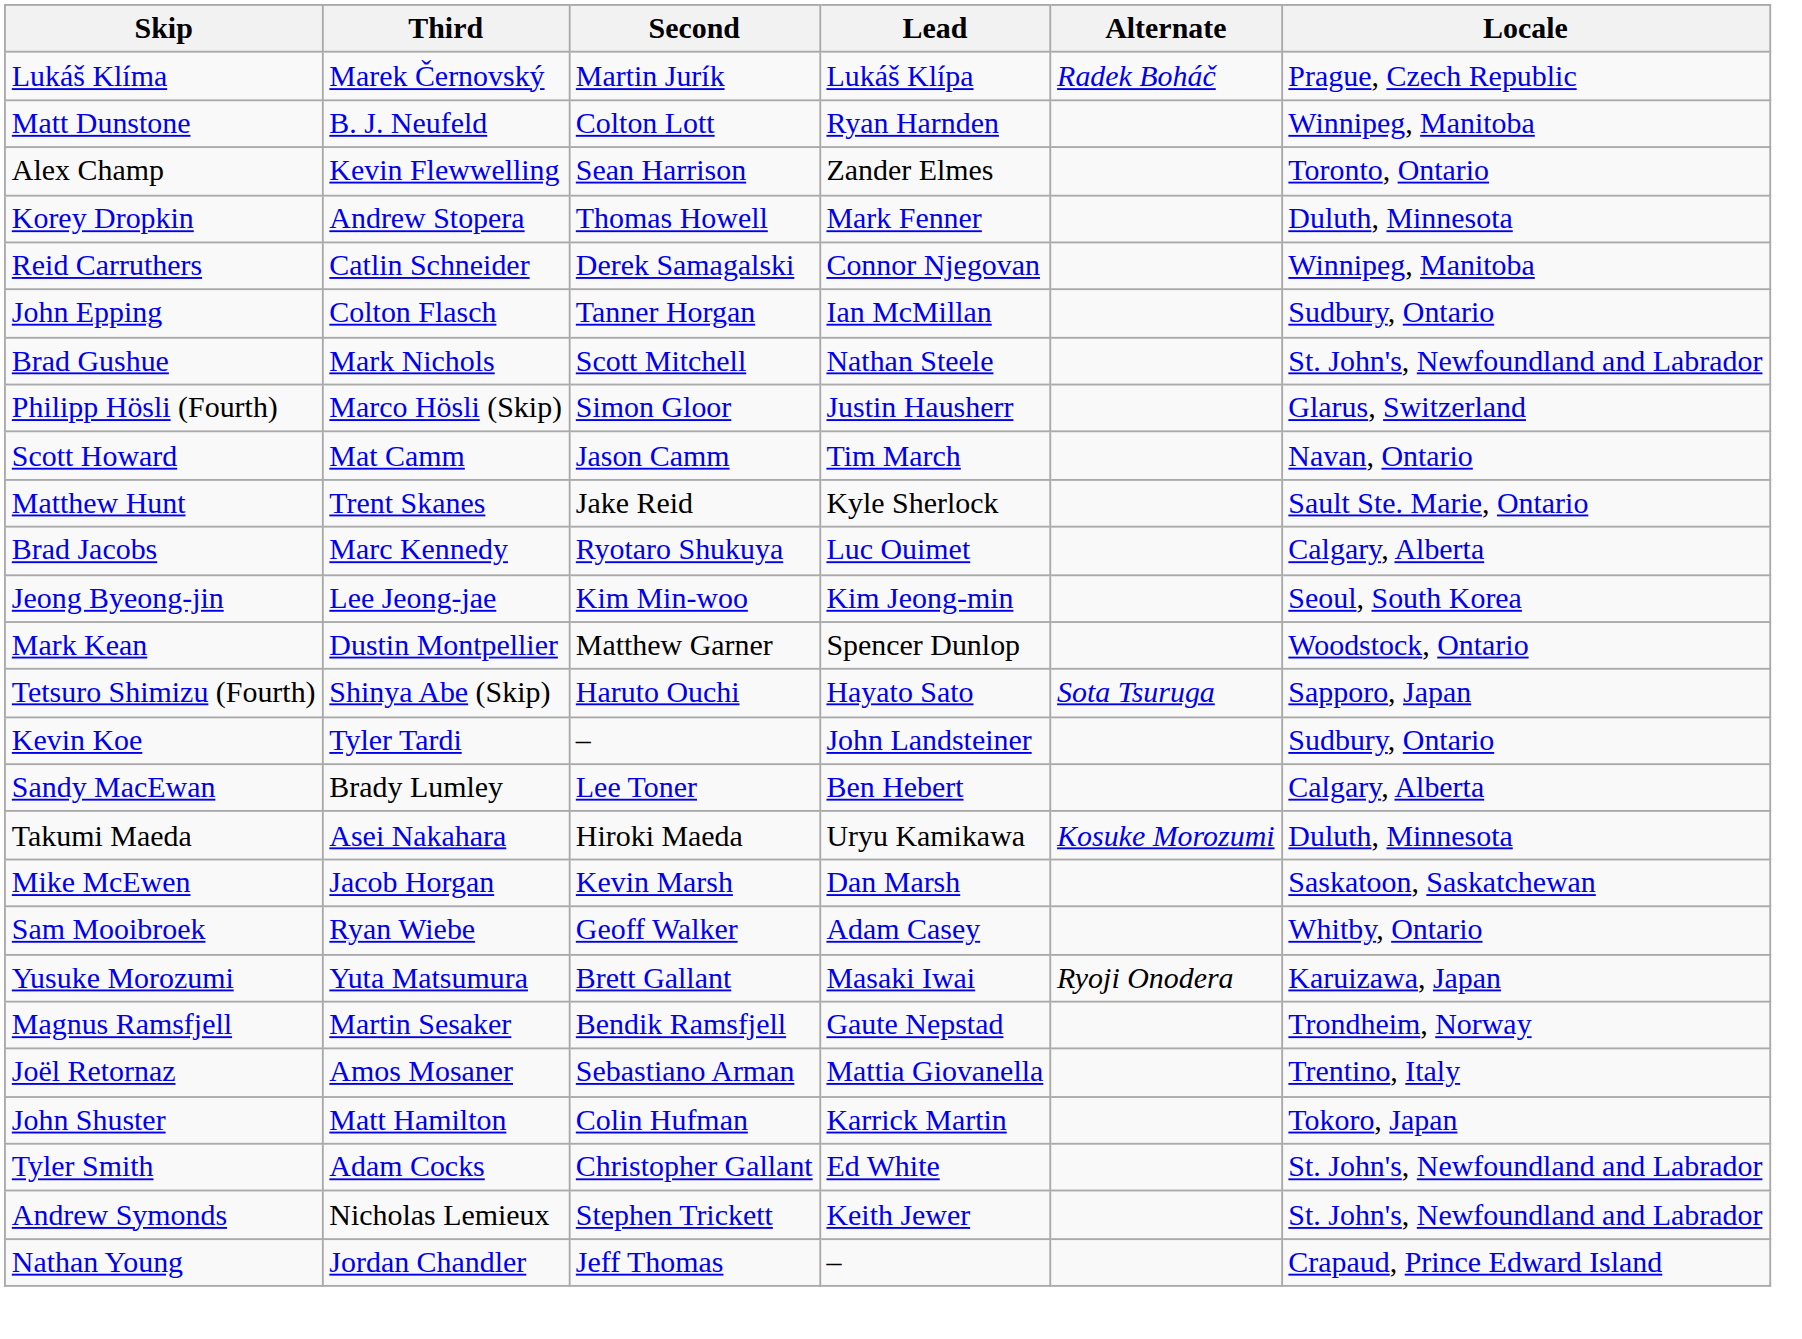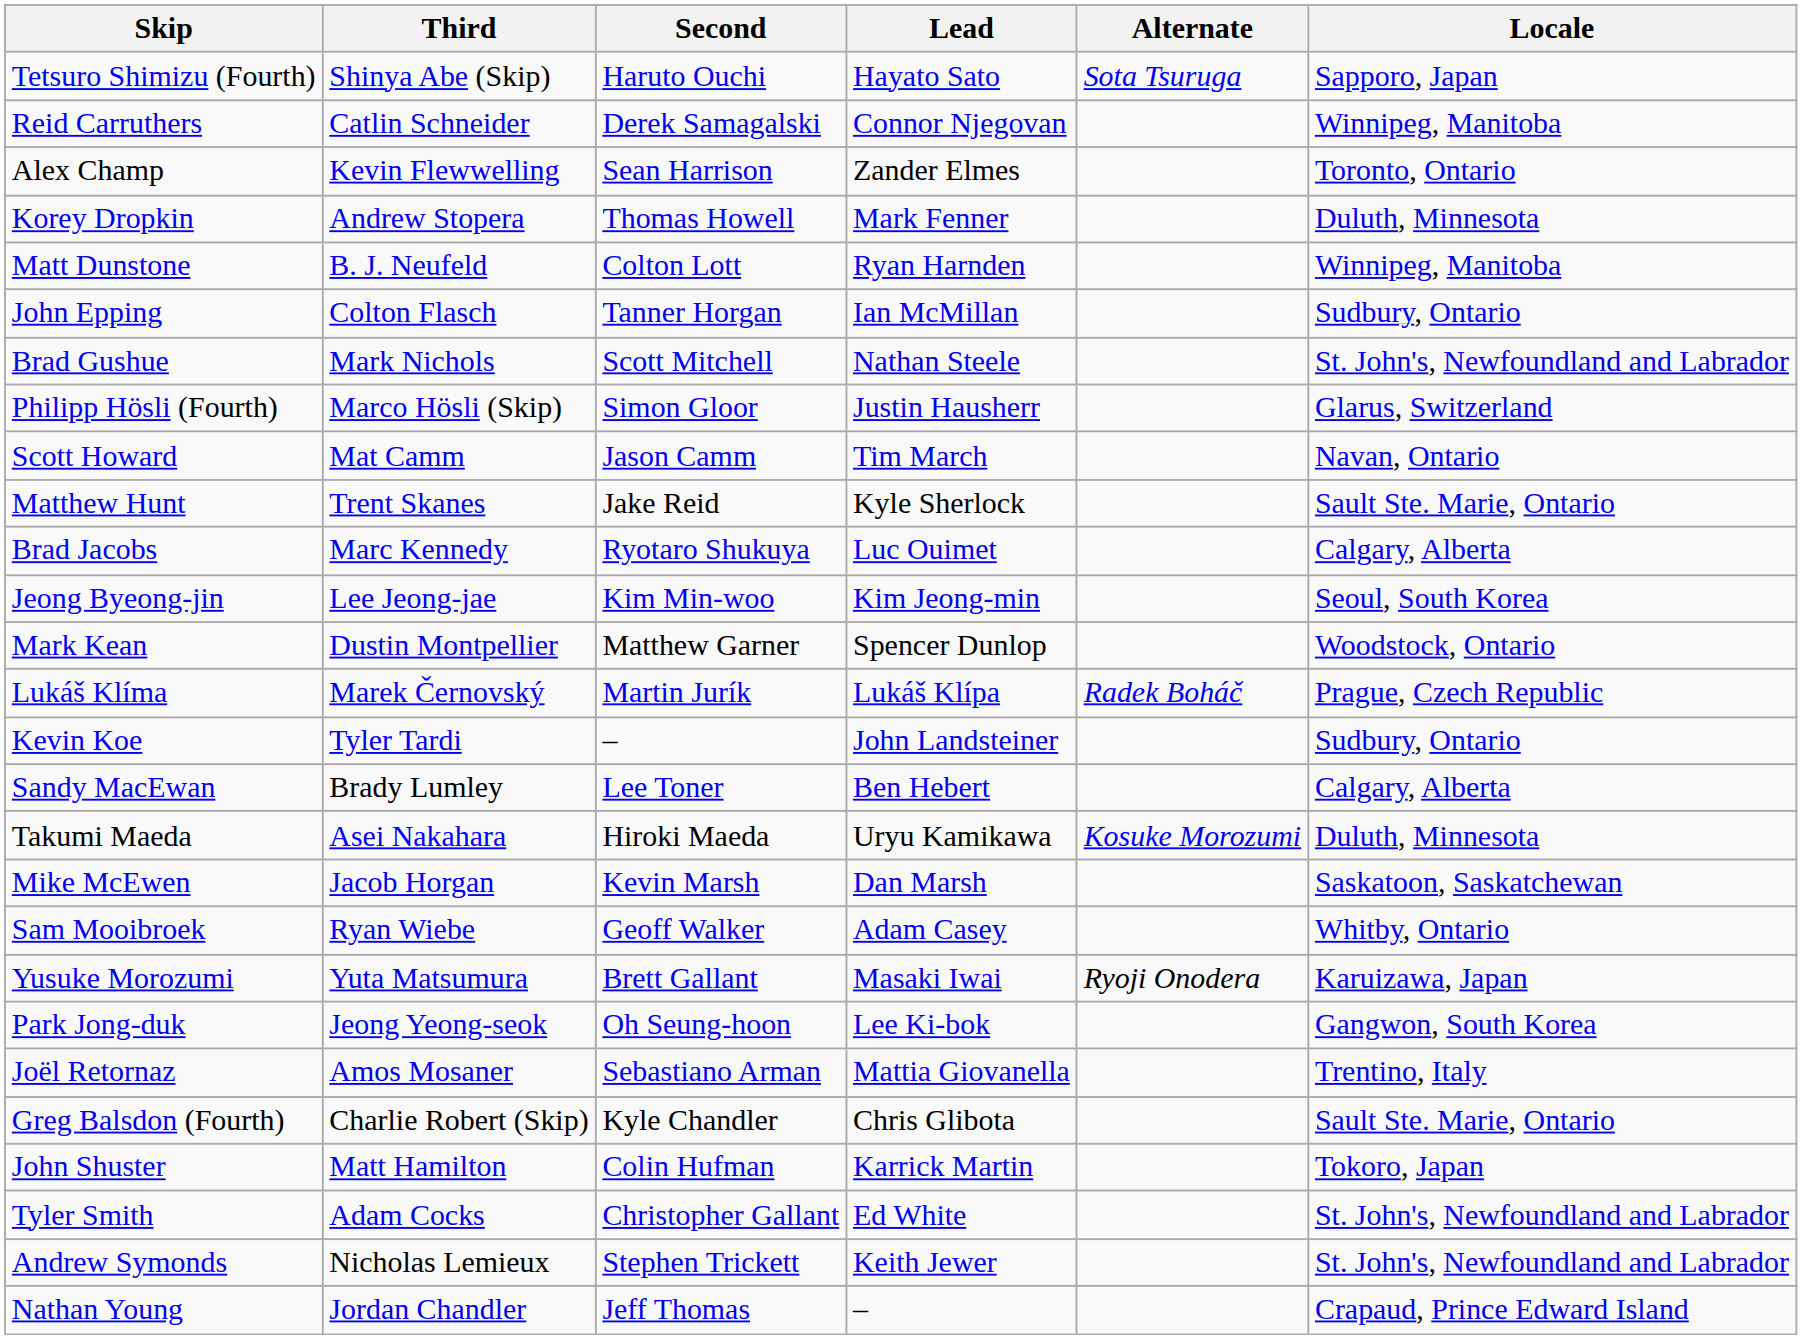rows swapped: (164, 692) <-> (90, 75)
rows swapped: (107, 265) <-> (101, 123)
+ row: (99, 1024)
- row: (122, 1024)
+ row: (148, 1119)
